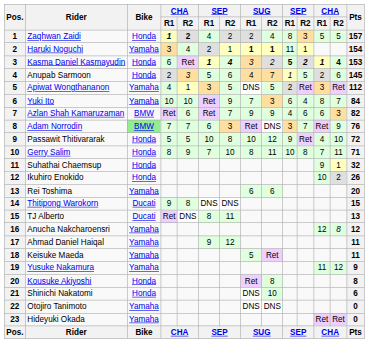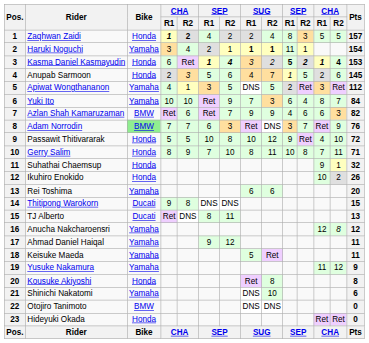(144, 293) Honda -> (144, 293) Yamaha
(144, 306) Yamaha -> (144, 306) BMW
(144, 319) Yamaha -> (144, 319) Honda
